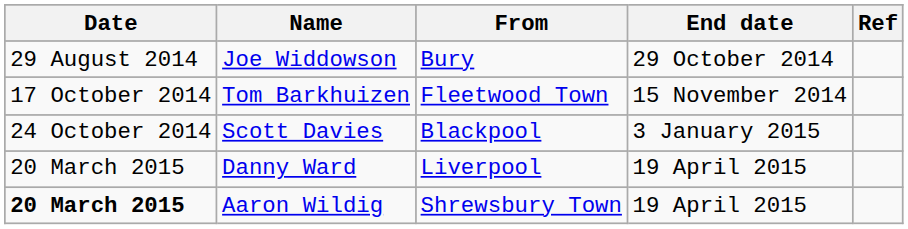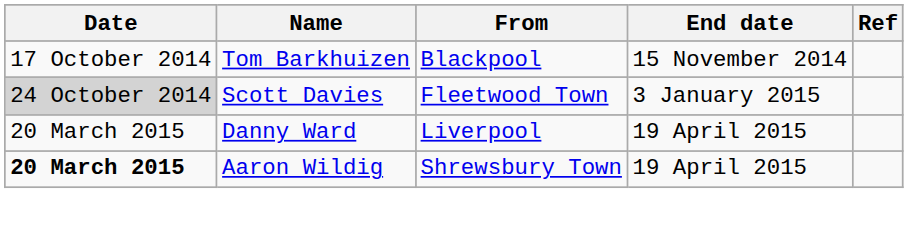- row: (309, 60)
(515, 96) Fleetwood Town -> (481, 60) Blackpool
(111, 132) no background -> (111, 96) lightgrey background
(481, 132) Blackpool -> (515, 96) Fleetwood Town
